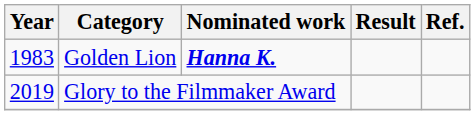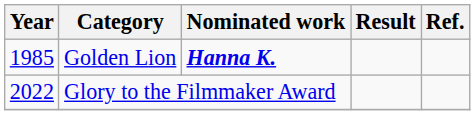(32, 57) 1983 -> (32, 57) 1985
(32, 92) 2019 -> (32, 92) 2022
